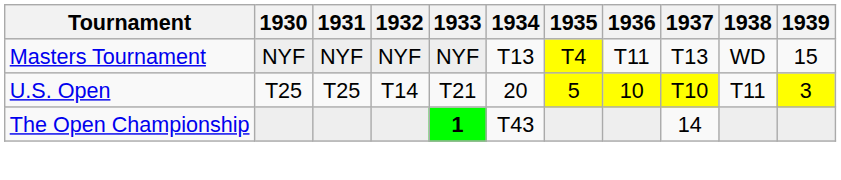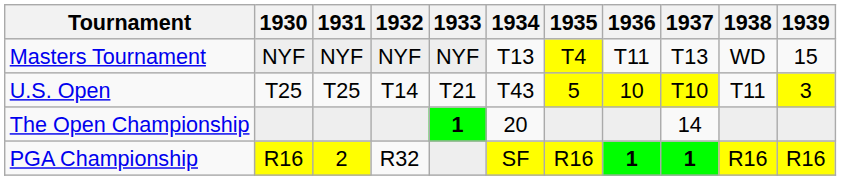(516, 90) 20 -> (516, 90) T43
(516, 124) T43 -> (516, 124) 20
+ row: (104, 159)
